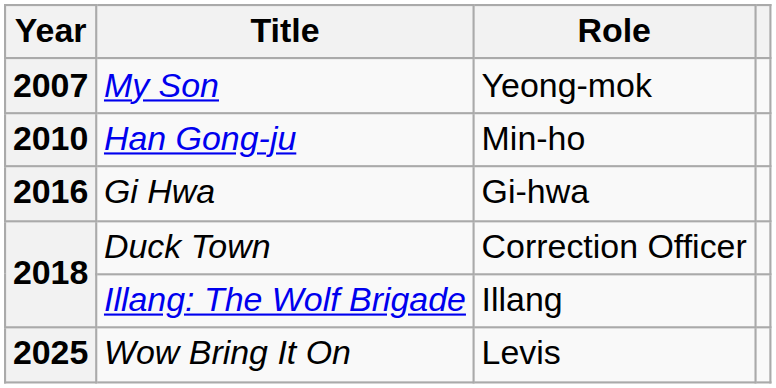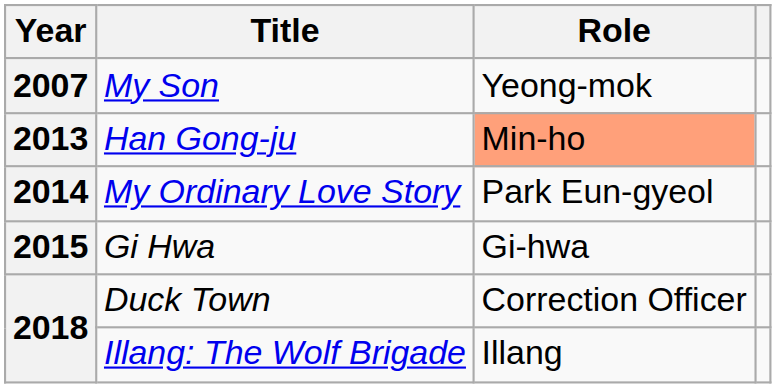(51, 138) 2010 -> (51, 138) 2013
(533, 138) no background -> (533, 138) lightsalmon background
+ row: (282, 192)
(51, 192) 2016 -> (51, 246) 2015
- row: (227, 354)
